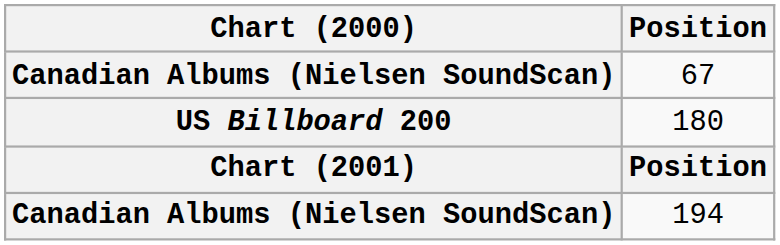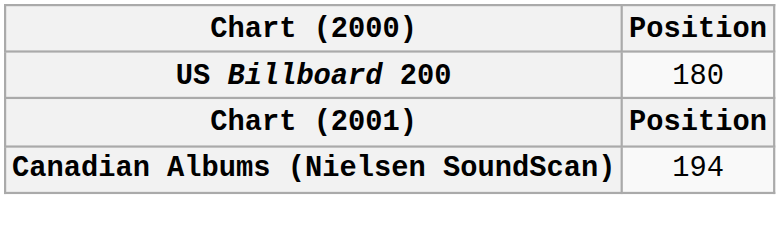- row: (698, 75)
